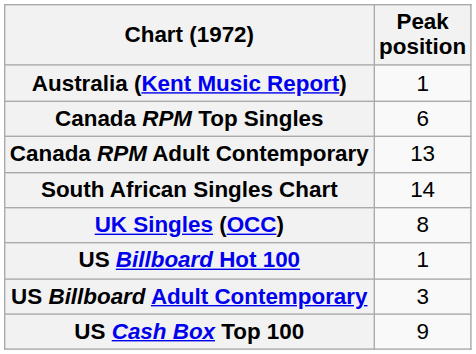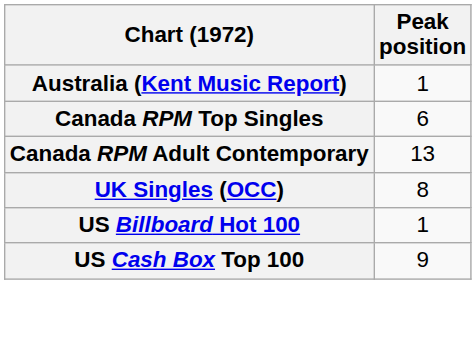- row: (189, 189)
- row: (189, 296)
